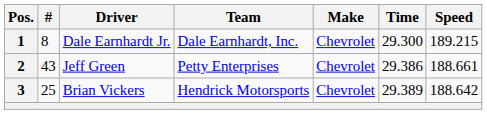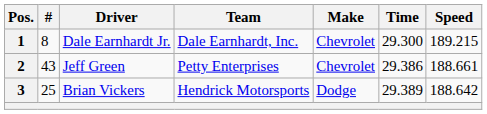(346, 90) Chevrolet -> (336, 90) Dodge
